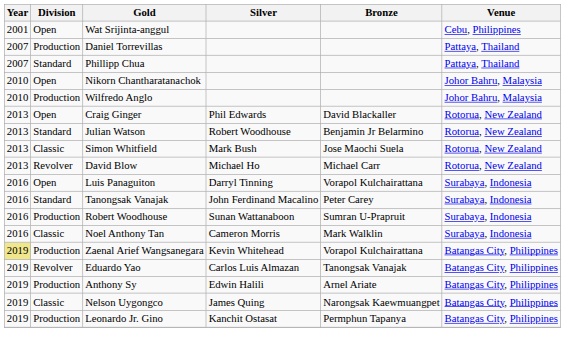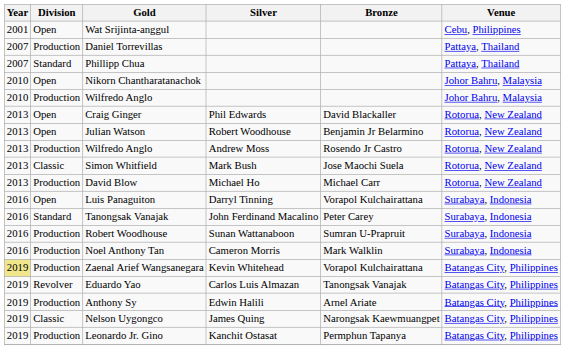(52, 132) Standard -> (45, 132) Open
+ row: (119, 149)
(53, 166) Revolver -> (57, 183) Production
(49, 234) Classic -> (57, 251) Production
